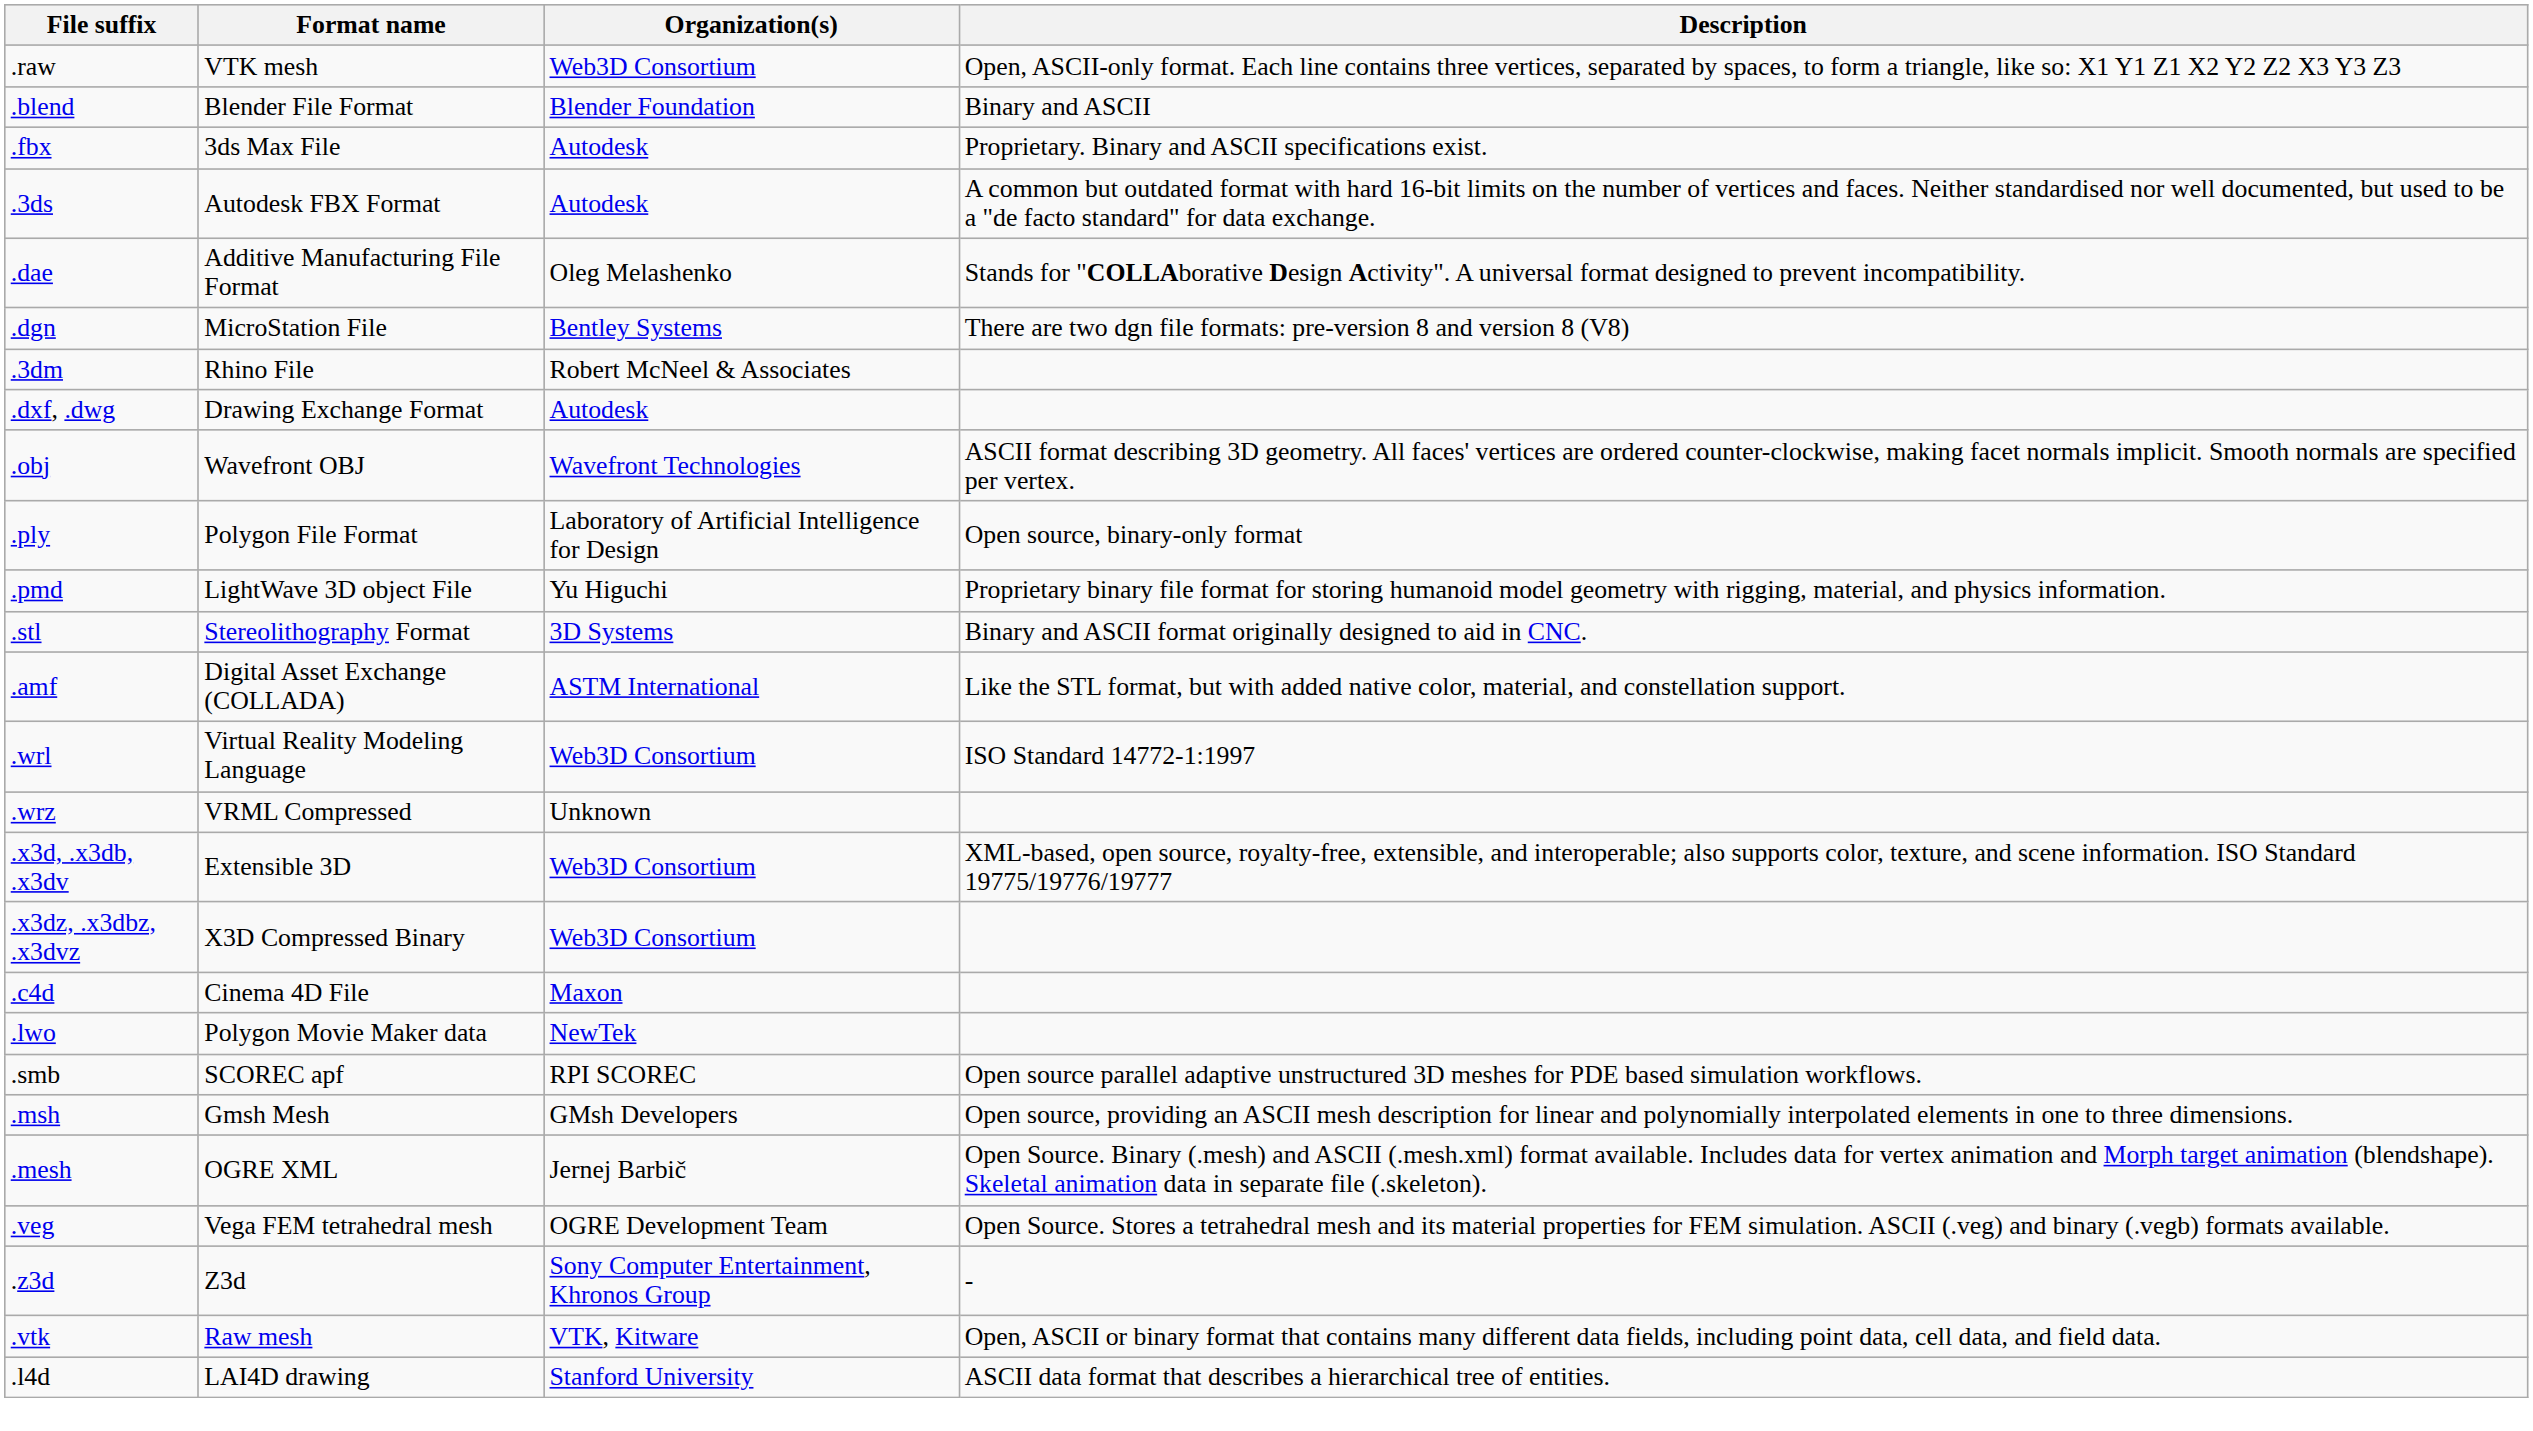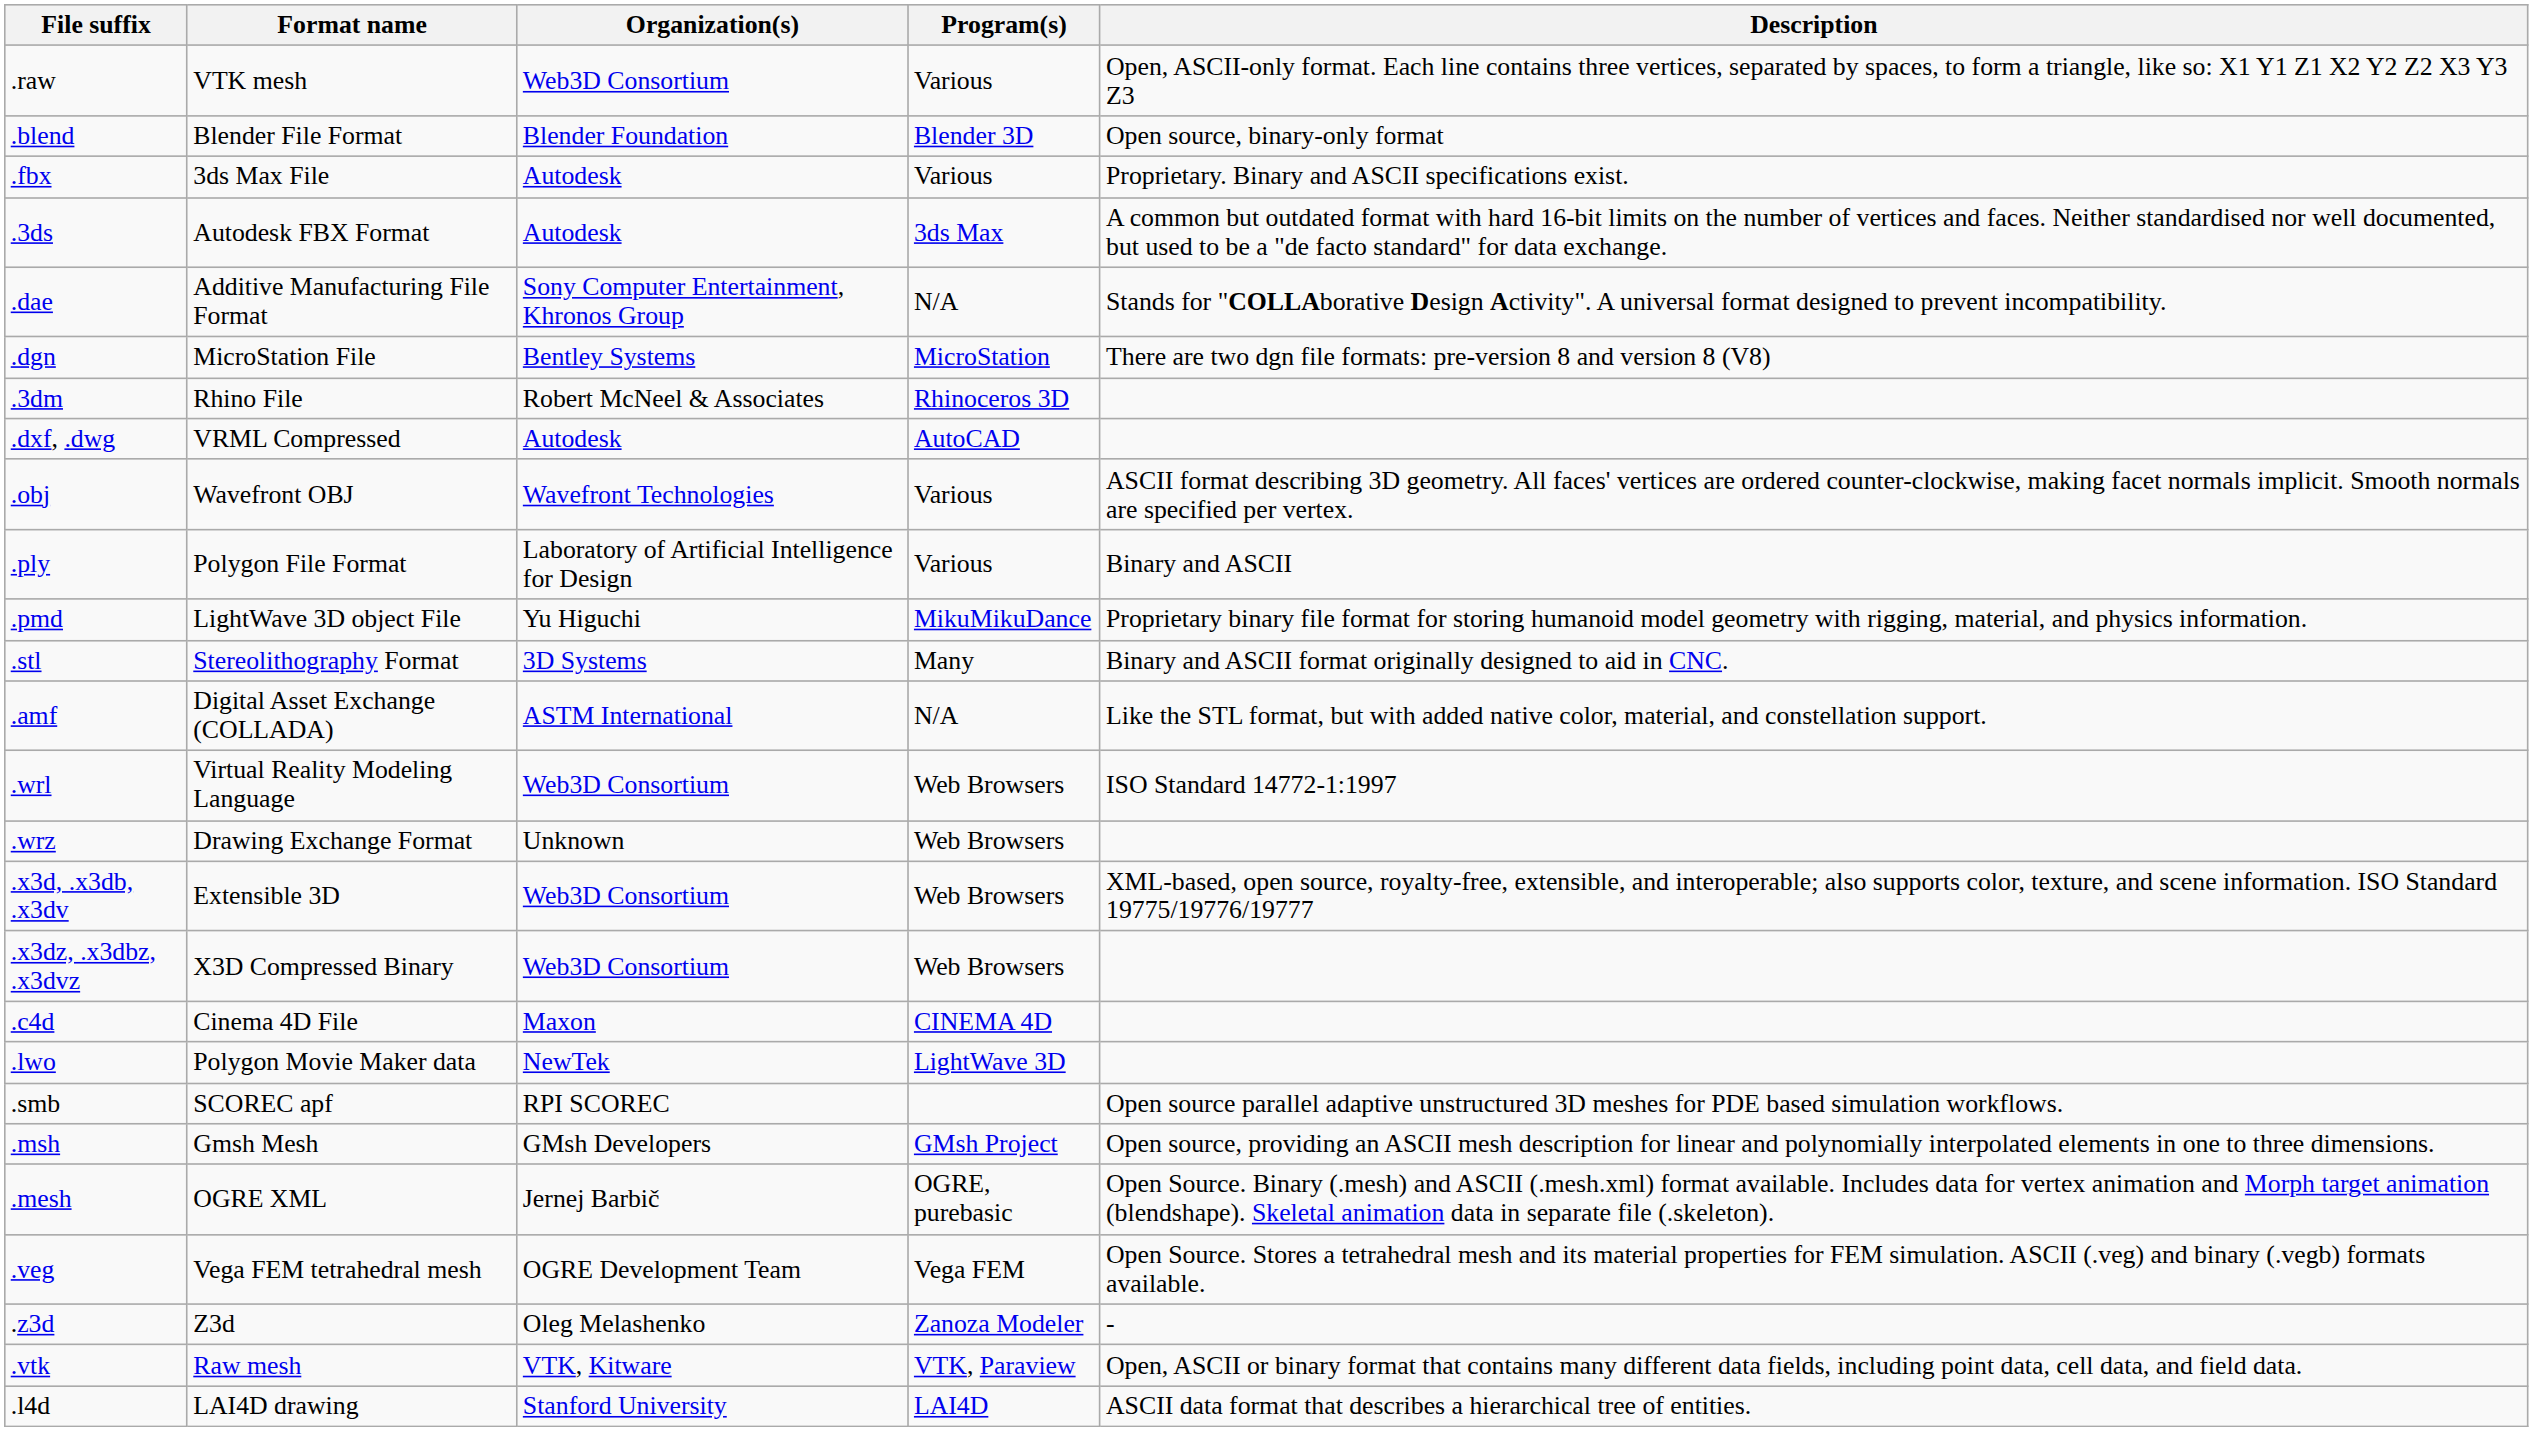+ column: (1004, 24)
(1058, 106) Binary and ASCII -> (1275, 135) Open source, binary-only format
(641, 272) Oleg Melashenko -> (683, 301) Sony Computer Entertainment, Khronos Group
(344, 409) Drawing Exchange Format -> (297, 438) VRML Compressed
(1134, 534) Open source, binary-only format -> (1199, 563) Binary and ASCII
(308, 811) VRML Compressed -> (333, 840) Drawing Exchange Format
(710, 1280) Sony Computer Entertainment, Khronos Group -> (614, 1324) Oleg Melashenko
